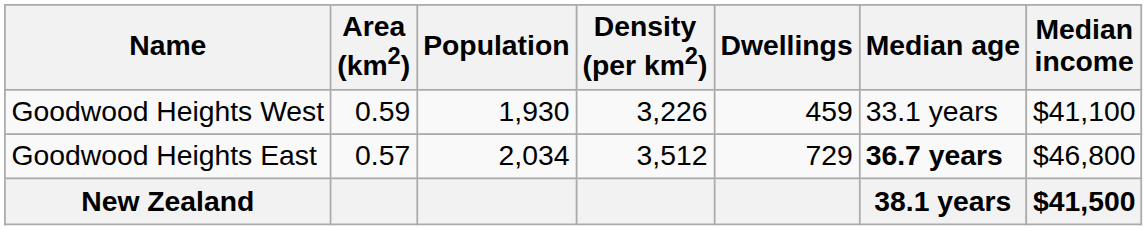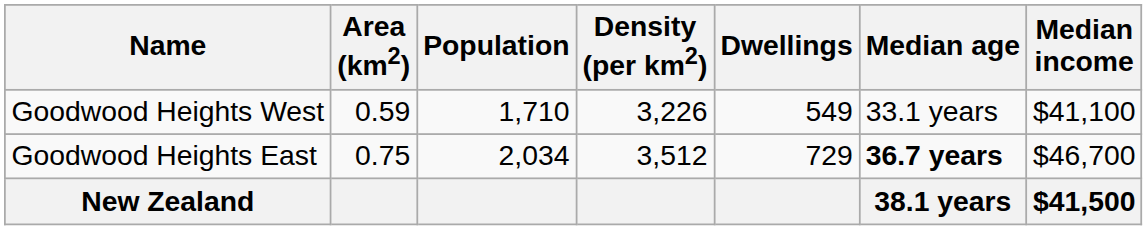(534, 111) 1,930 -> (534, 111) 1,710
(829, 111) 459 -> (829, 111) 549
(383, 156) 0.57 -> (383, 156) 0.75
(1084, 156) $46,800 -> (1084, 156) $46,700
